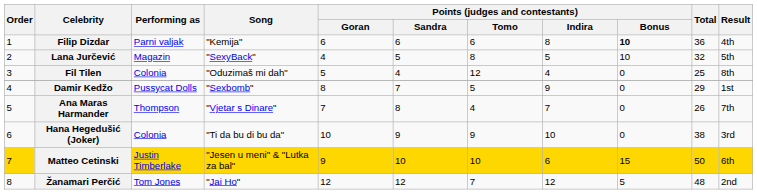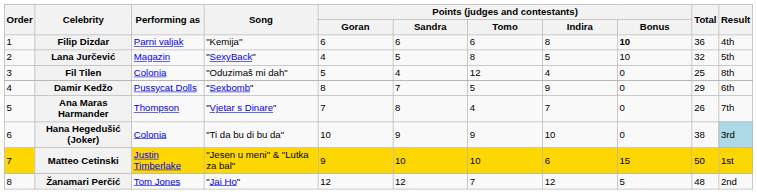(727, 88) 1st -> (728, 88) 6th
(728, 134) no background -> (728, 134) lightblue background
(728, 160) 6th -> (727, 160) 1st
